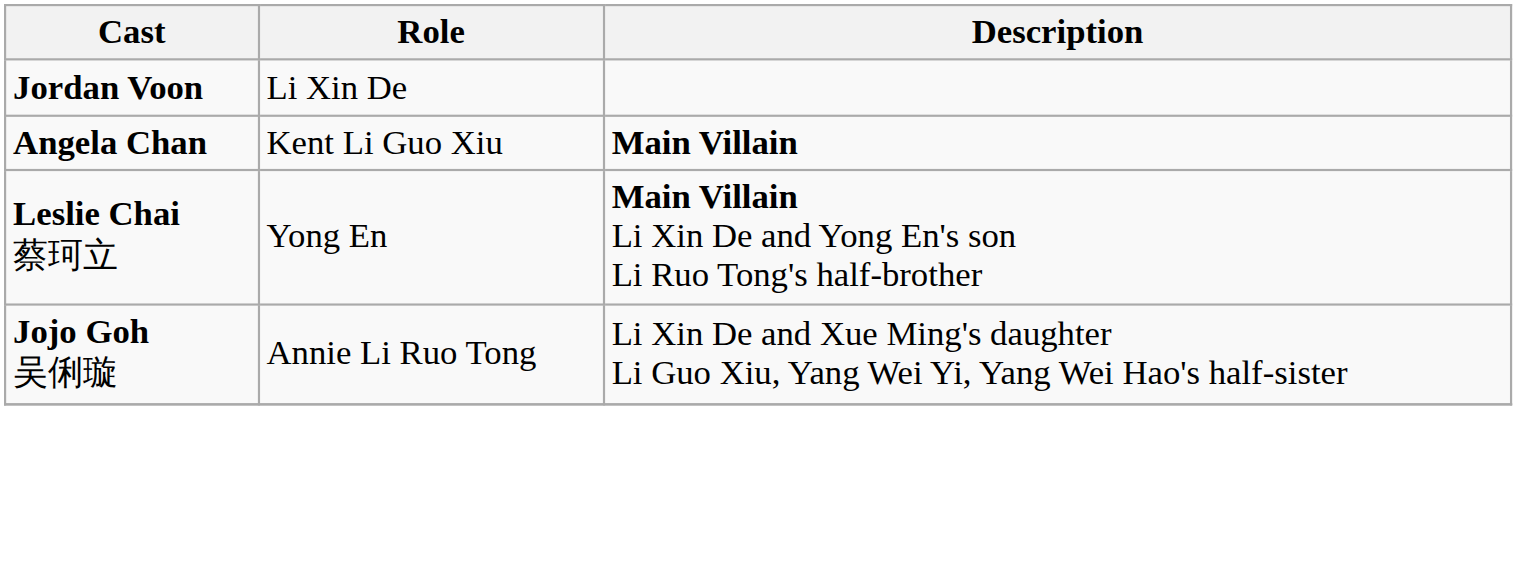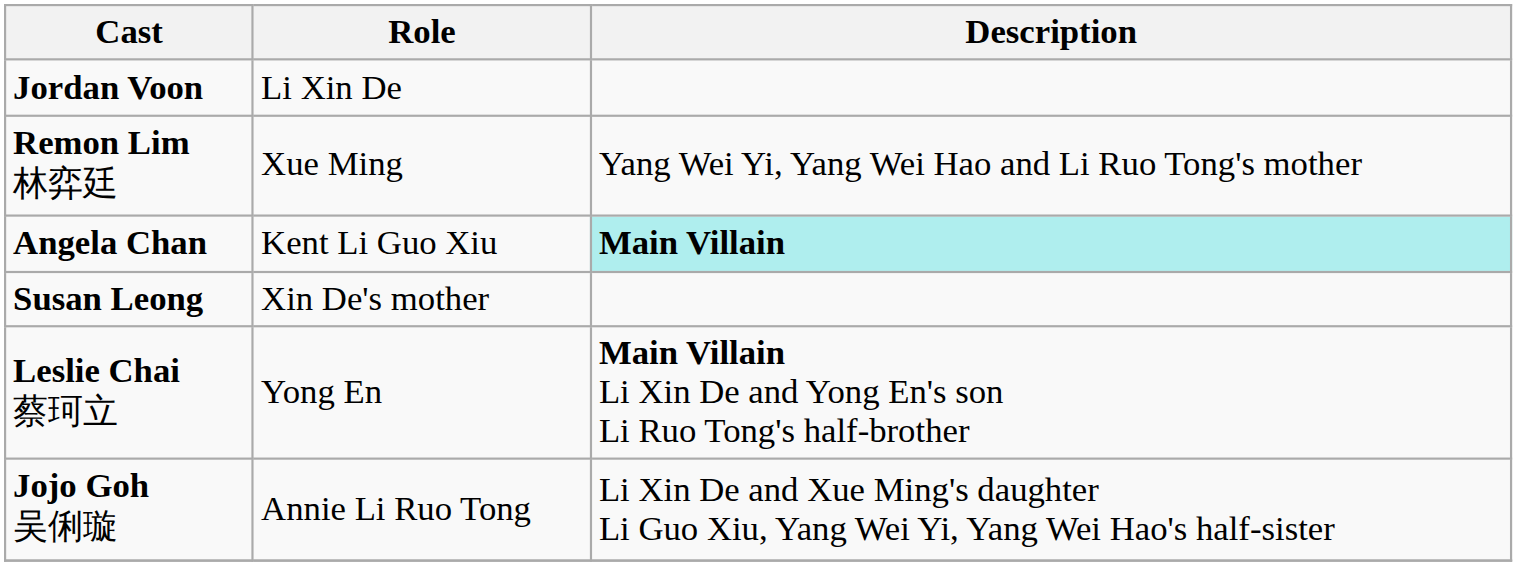+ row: (101, 162)
(705, 142) no background -> (692, 242) paleturquoise background
+ row: (108, 297)
